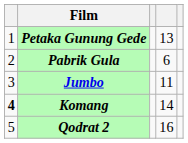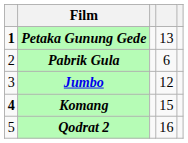(11, 37) normal -> (11, 37) bold
(166, 82) 11 -> (166, 82) 12
(166, 104) 14 -> (166, 104) 15
